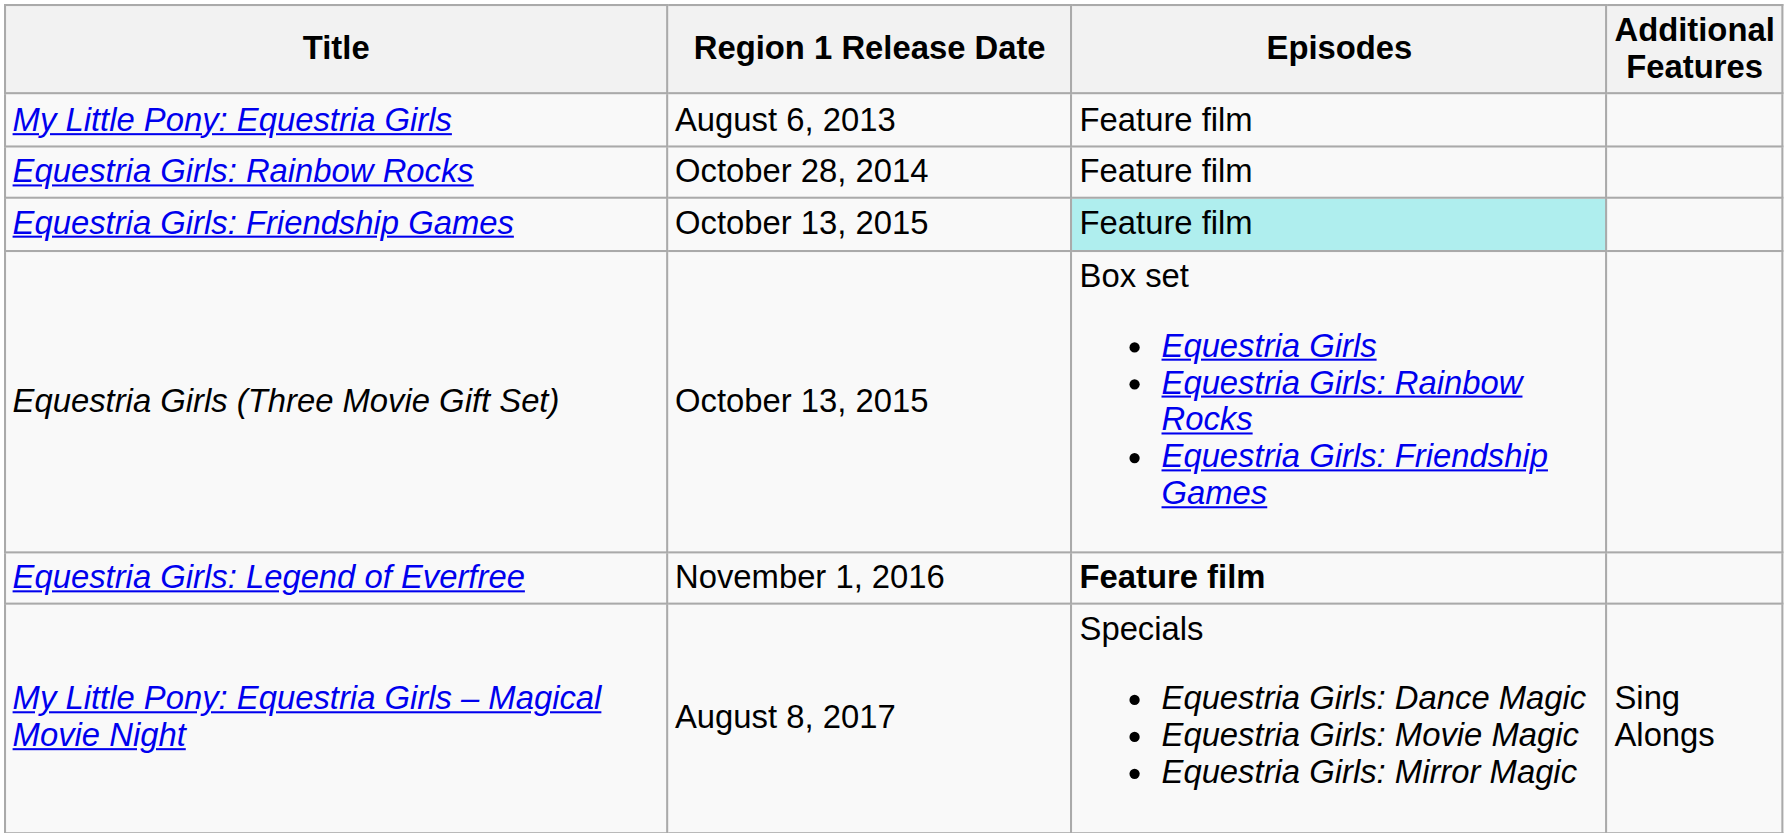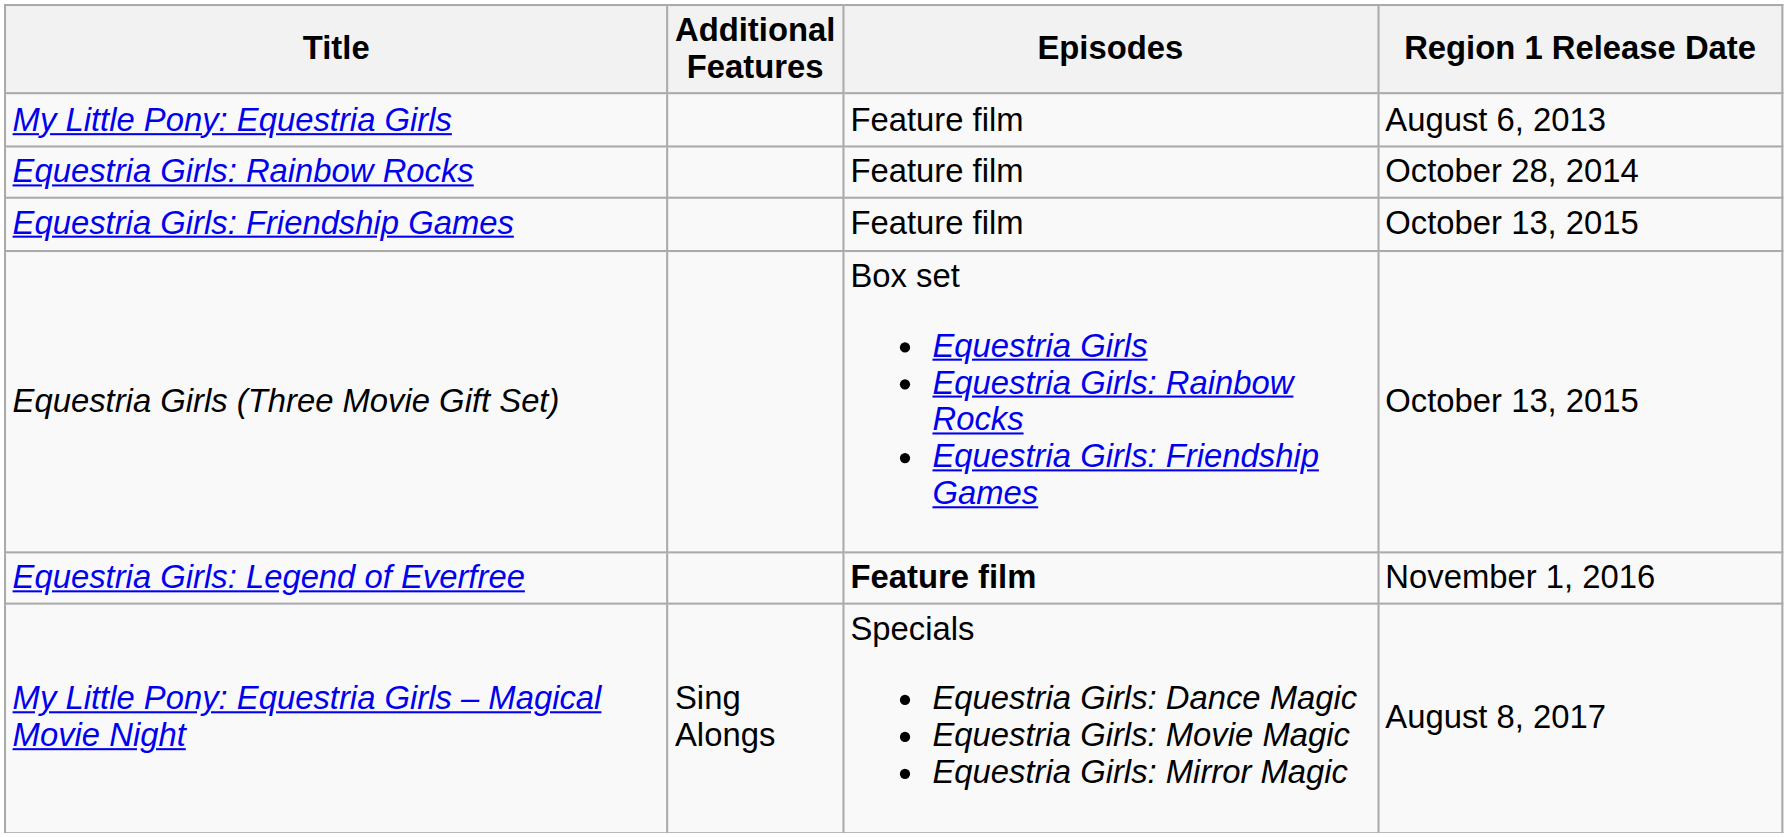columns swapped: (870, 48) <-> (1695, 48)
(1166, 223) paleturquoise background -> (937, 223) no background
